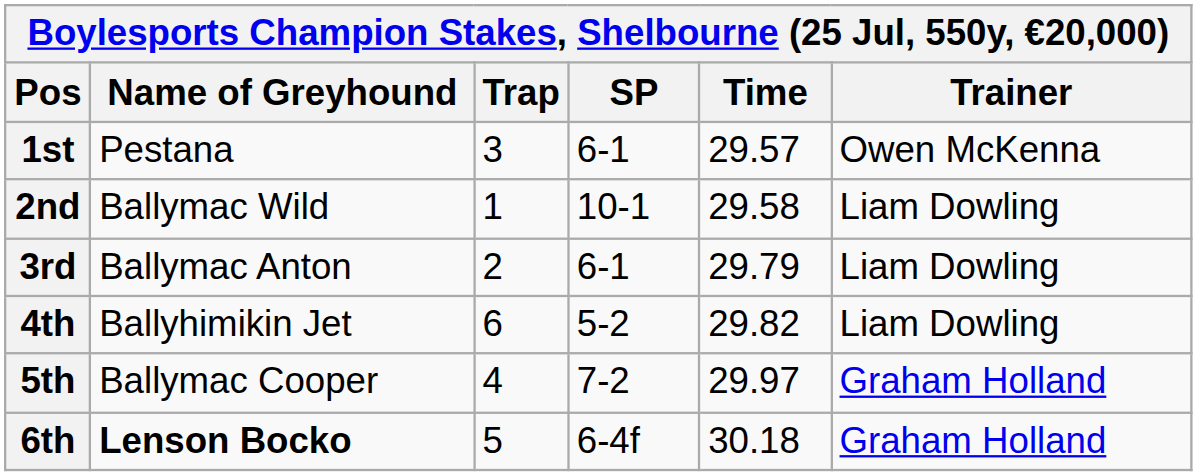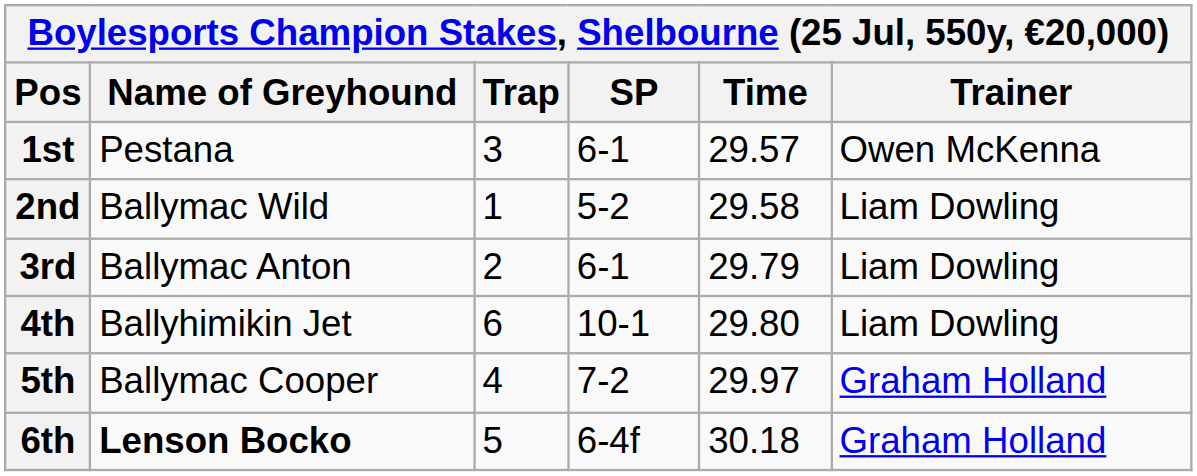(613, 207) 10-1 -> (603, 207) 5-2
(603, 324) 5-2 -> (613, 324) 10-1
(754, 324) 29.82 -> (754, 324) 29.80
